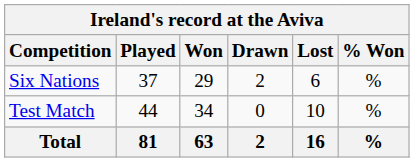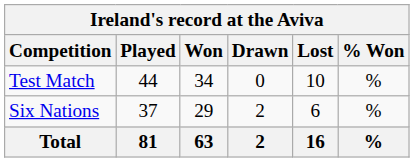rows swapped: (52, 111) <-> (54, 80)
